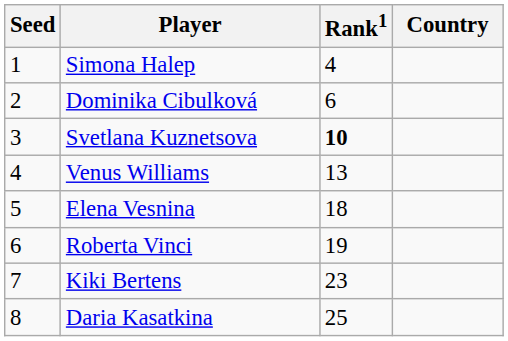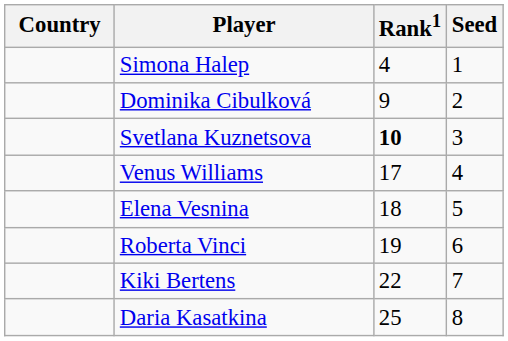columns swapped: (448, 25) <-> (33, 25)
(331, 100) 6 -> (384, 100) 9
(336, 172) 13 -> (390, 172) 17
(336, 280) 23 -> (390, 280) 22
